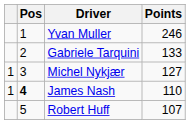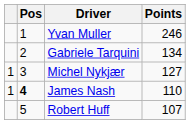(172, 53) 133 -> (172, 53) 134
